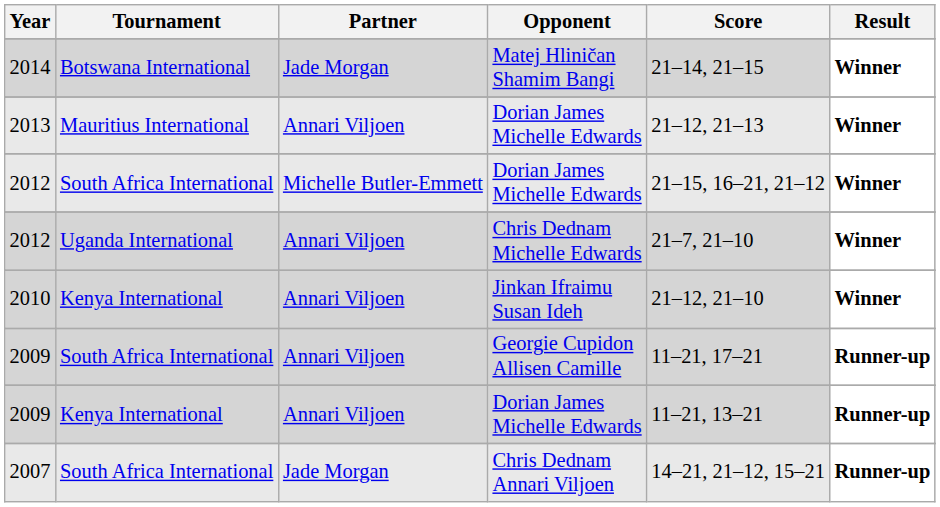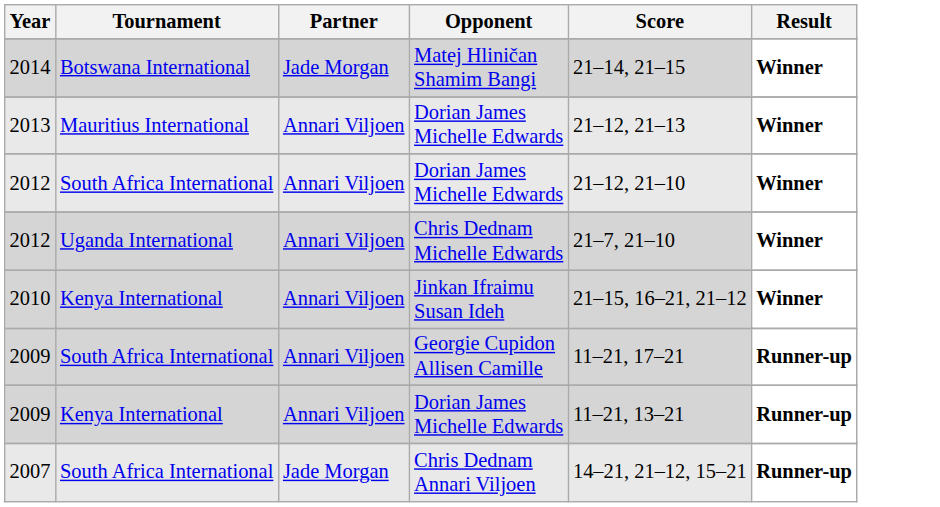(383, 183) Michelle Butler-Emmett -> (344, 183) Annari Viljoen
(738, 183) 21–15, 16–21, 21–12 -> (629, 183) 21–12, 21–10
(707, 299) 21–12, 21–10 -> (660, 299) 21–15, 16–21, 21–12
